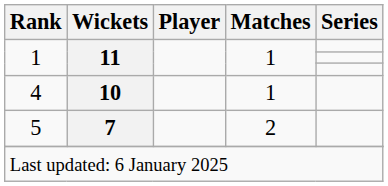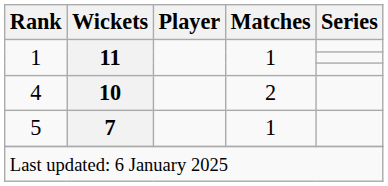(271, 92) 1 -> (271, 92) 2
(271, 127) 2 -> (271, 127) 1
